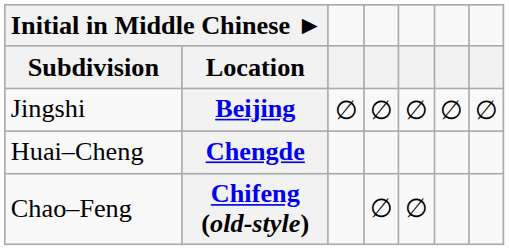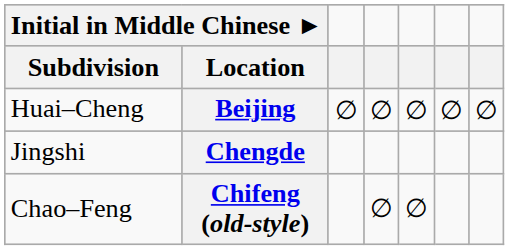(48, 109) Jingshi -> (77, 109) Huai–Cheng
(77, 151) Huai–Cheng -> (48, 151) Jingshi
